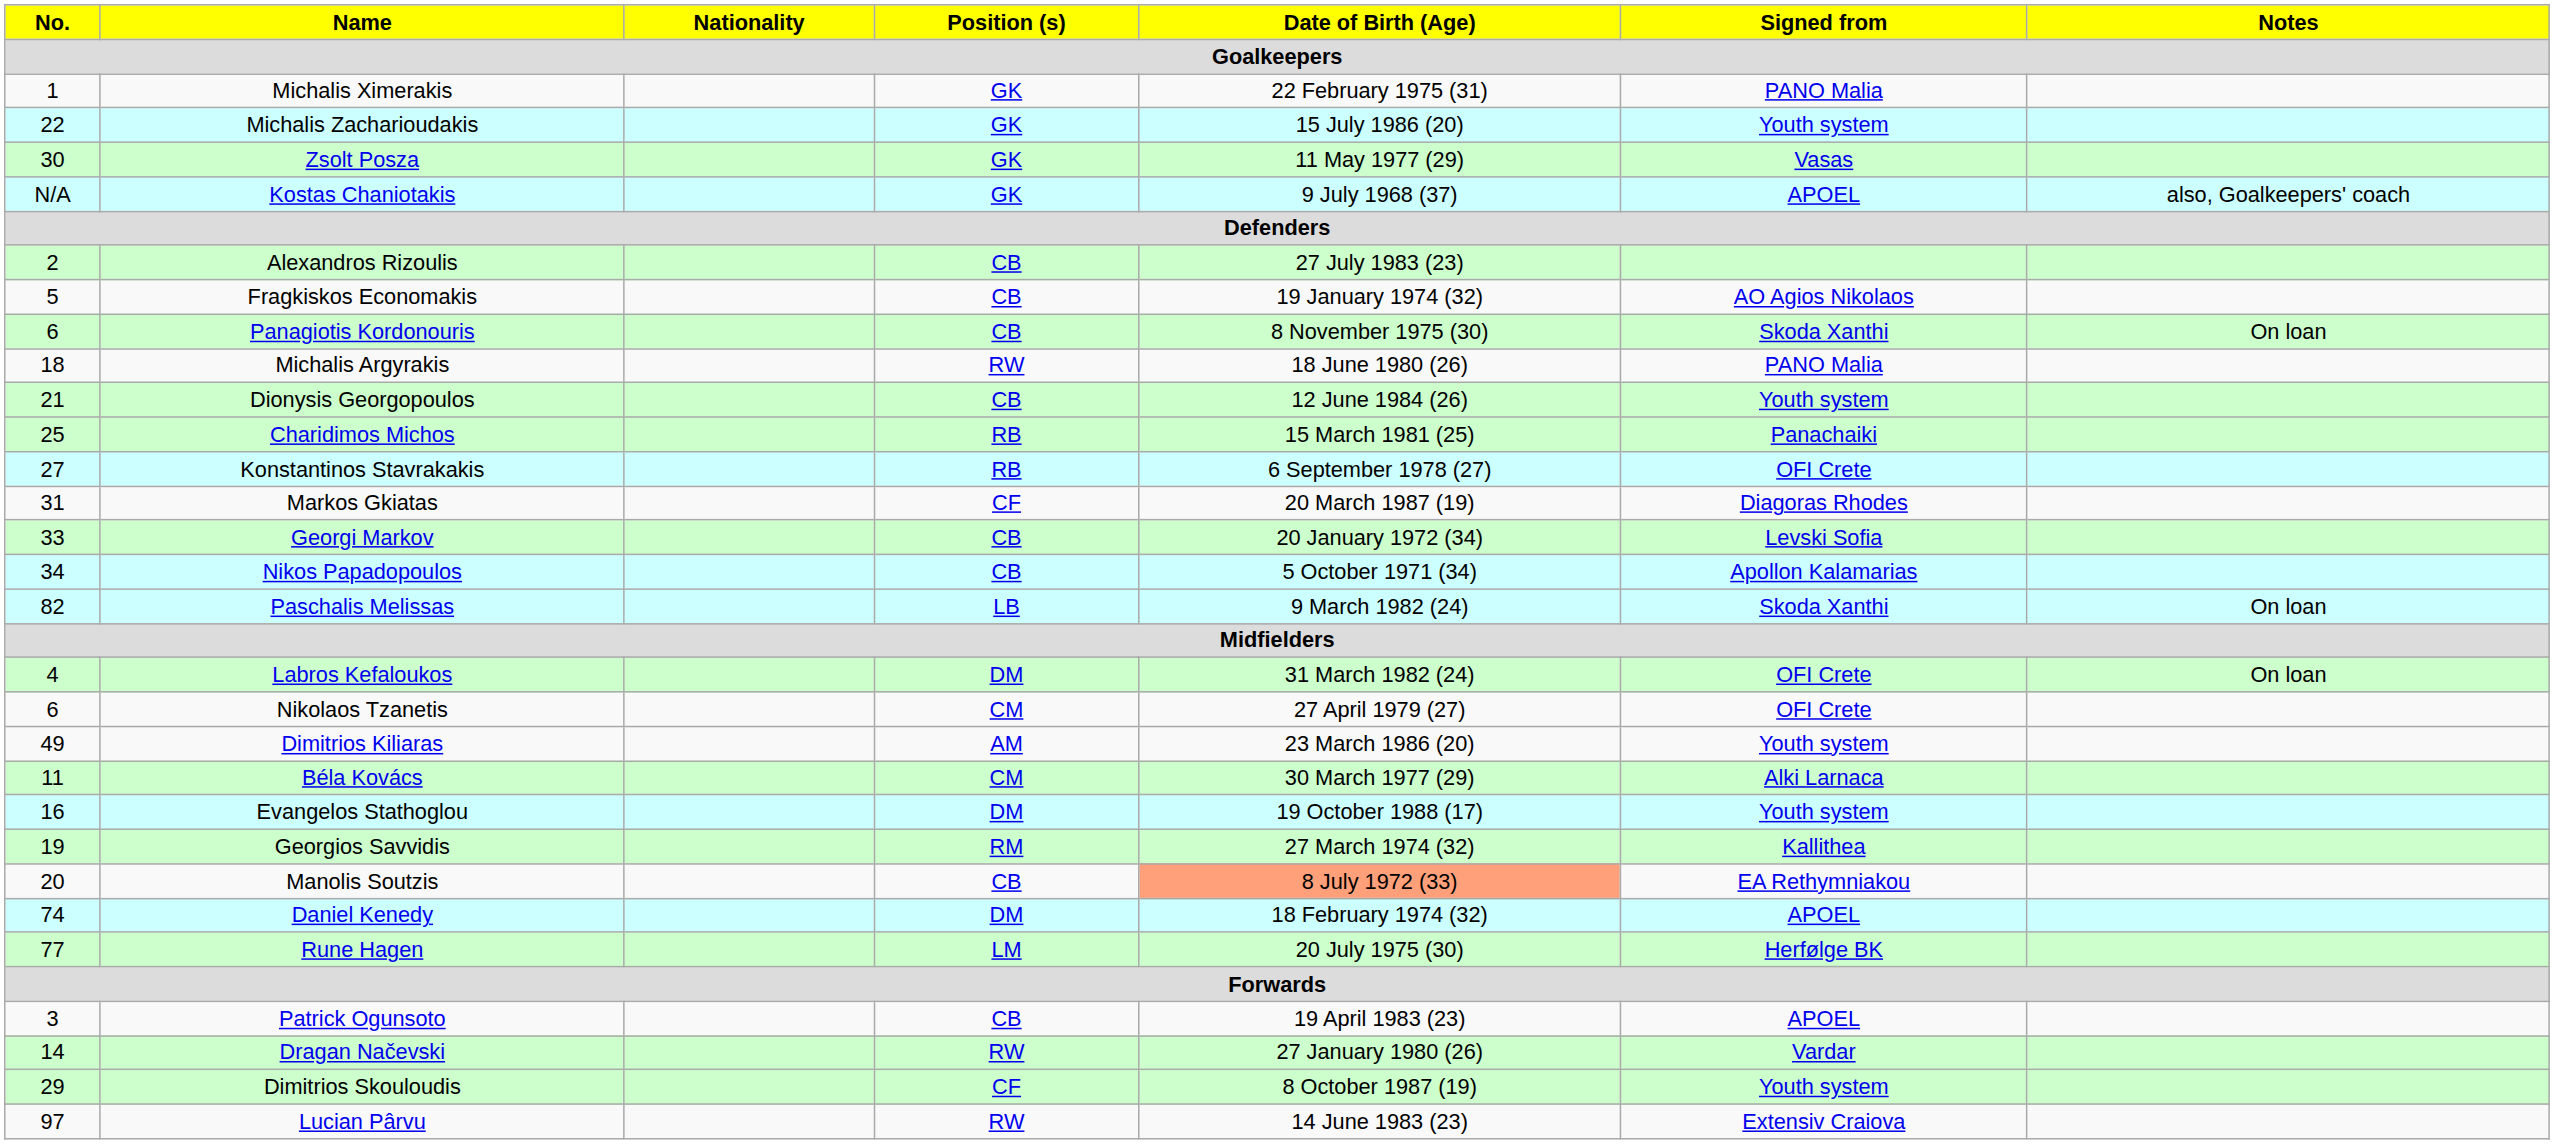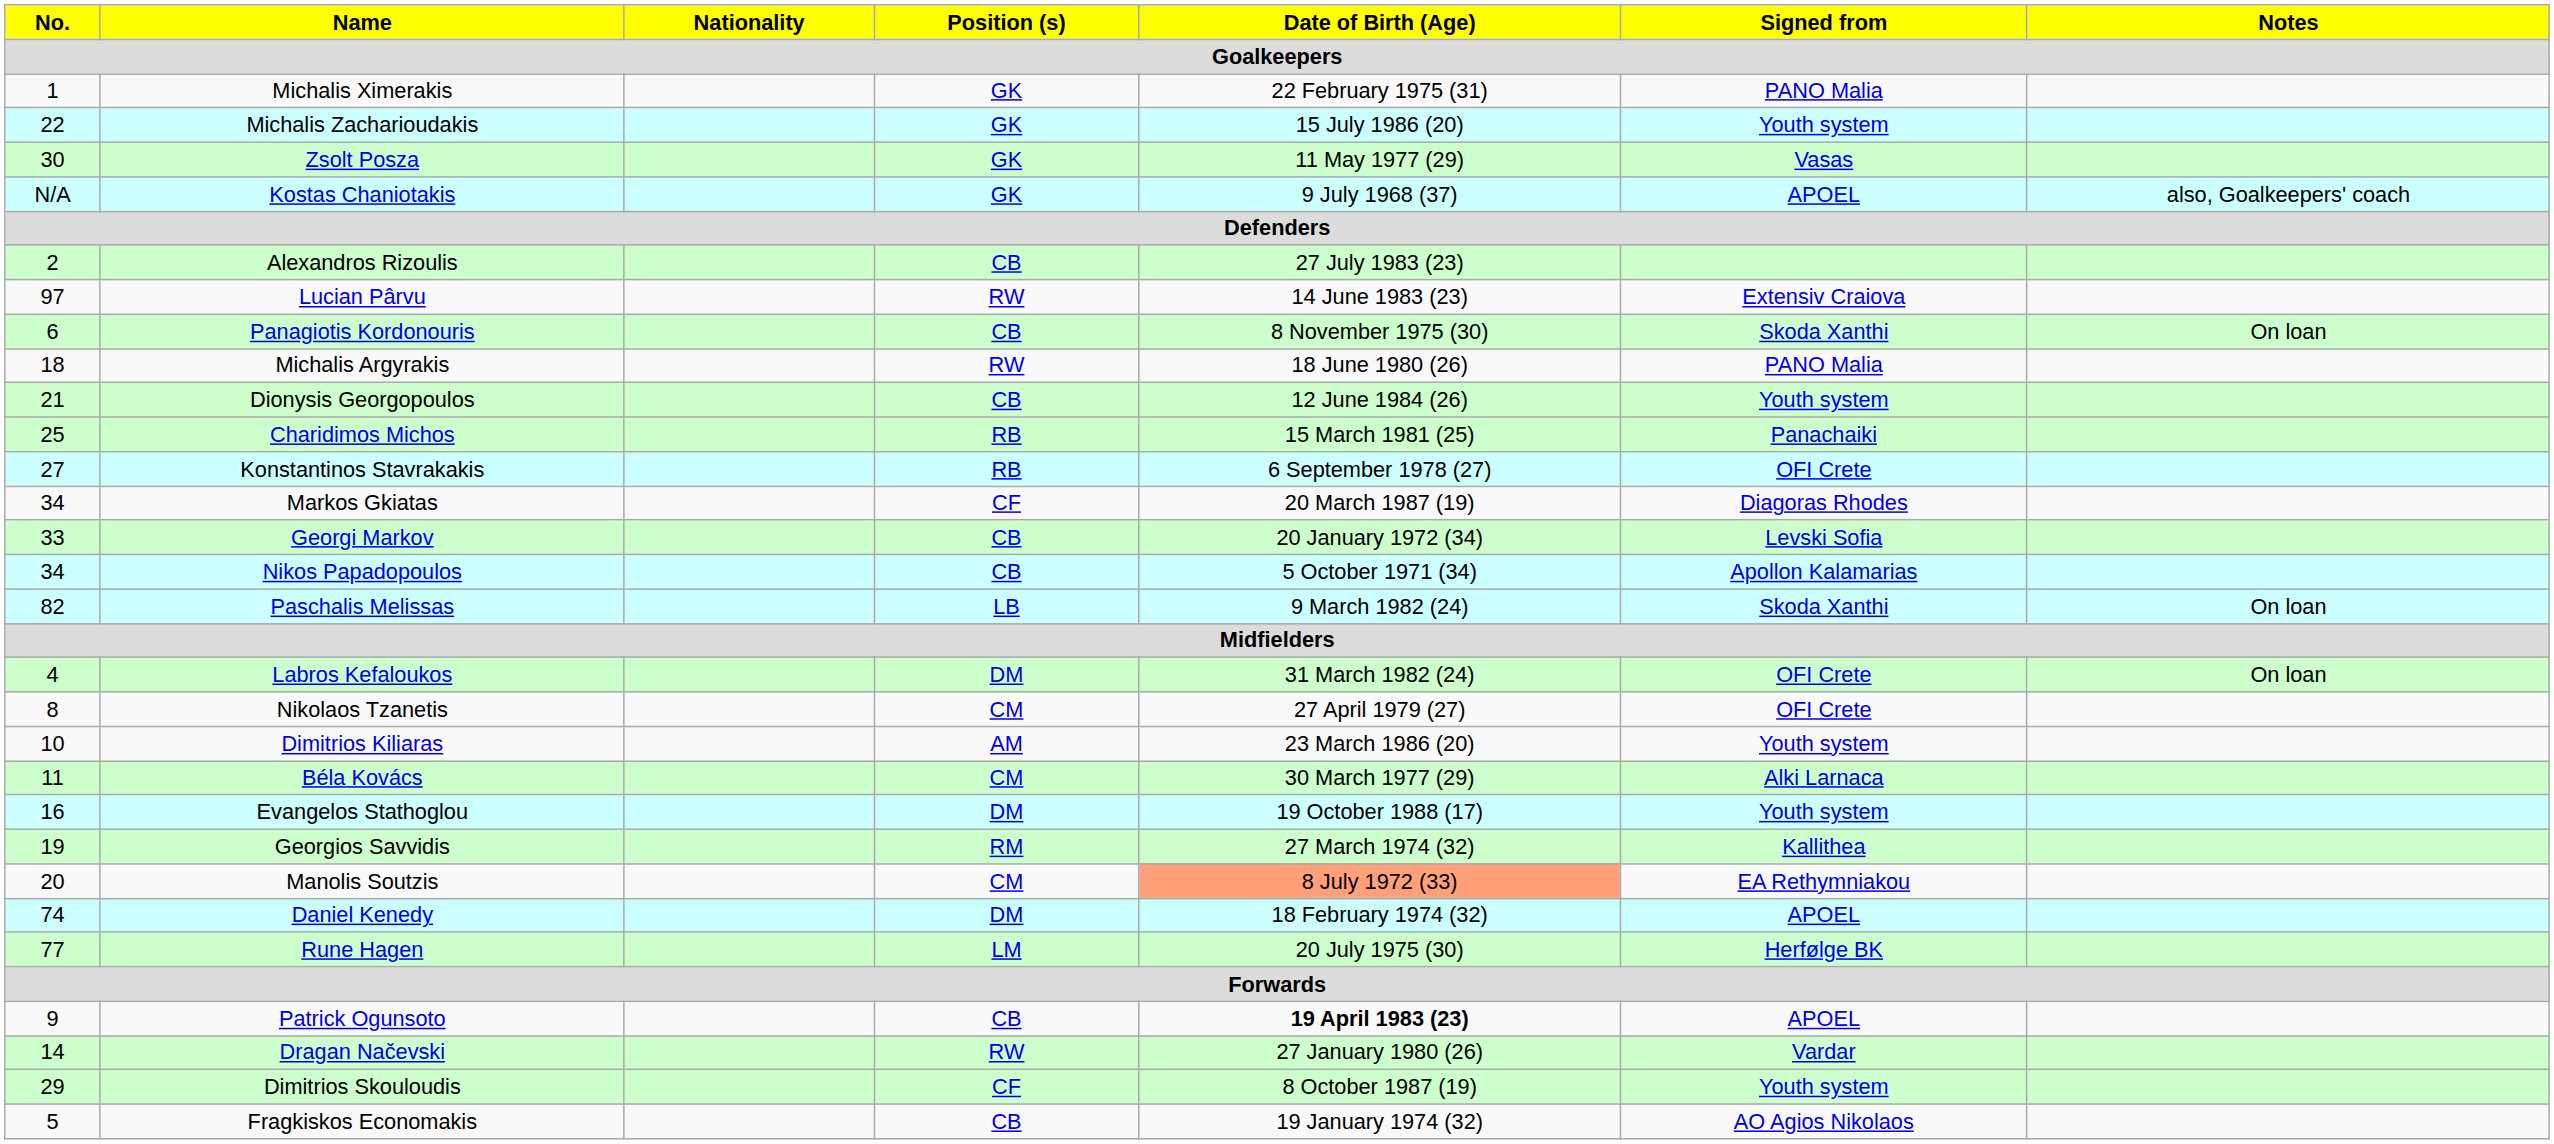rows swapped: (362, 297) <-> (362, 1122)
(53, 503) 31 -> (53, 503) 34
(53, 709) 6 -> (53, 709) 8
(53, 744) 49 -> (53, 744) 10
(1007, 881) CB -> (1007, 881) CM
(53, 1019) 3 -> (53, 1019) 9
(1380, 1019) normal -> (1380, 1019) bold
